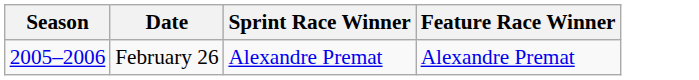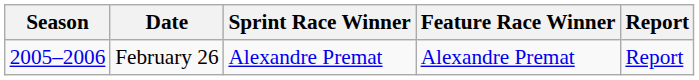+ column: (657, 22)
